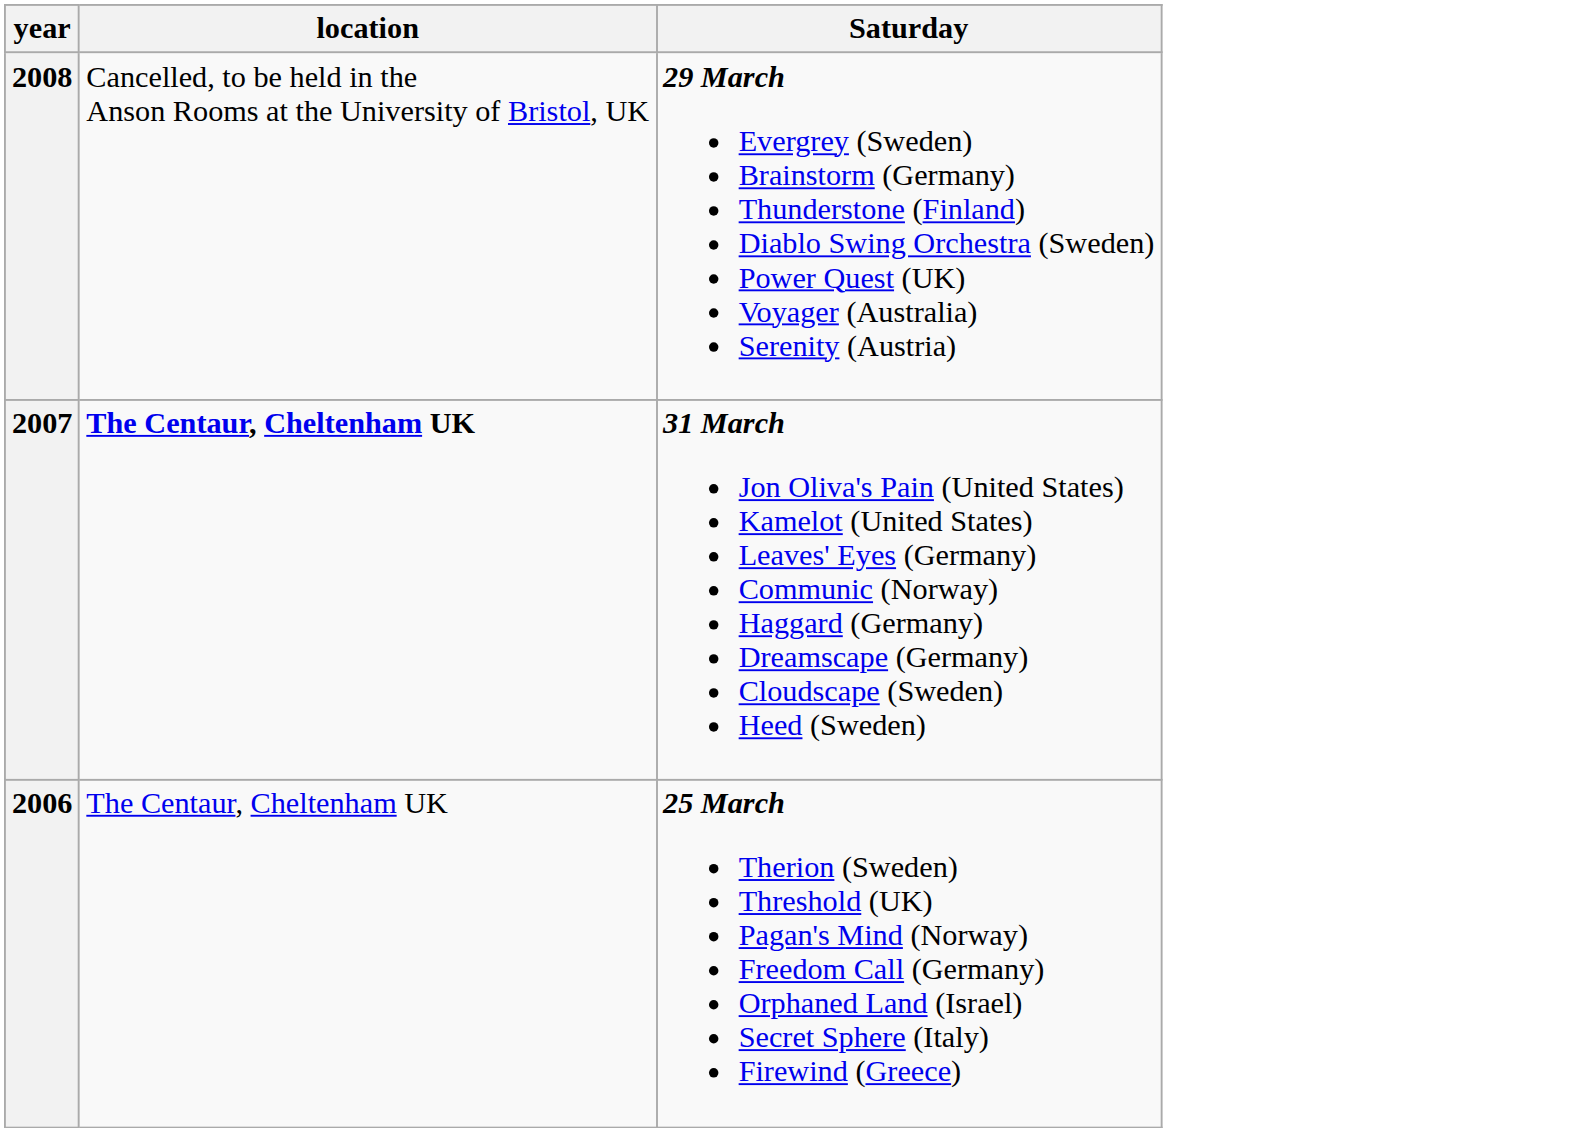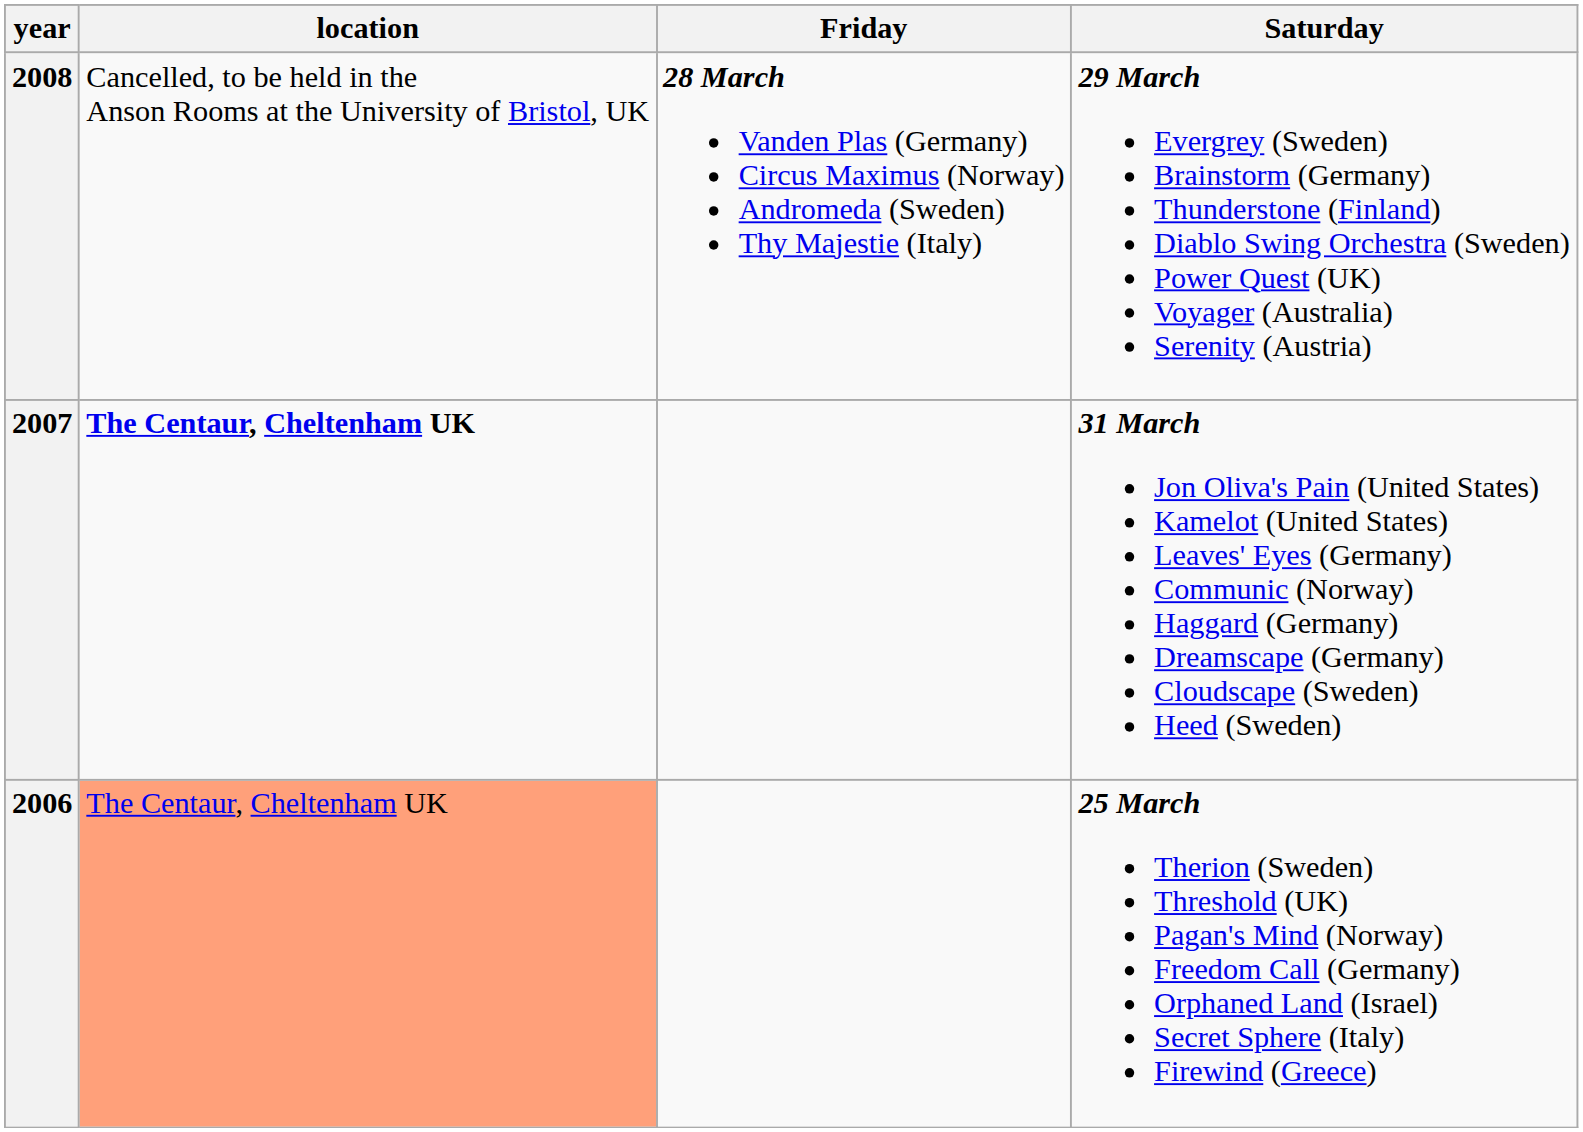+ column: (864, 28)
(267, 803) no background -> (267, 803) lightsalmon background
